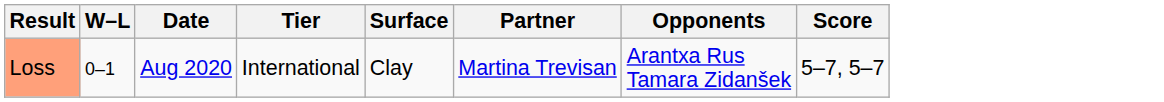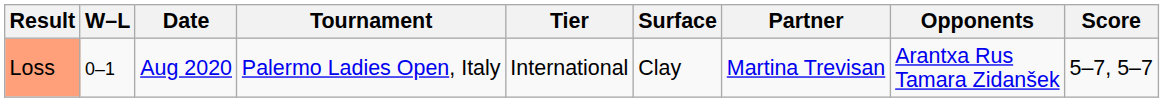+ column: (371, 21)
